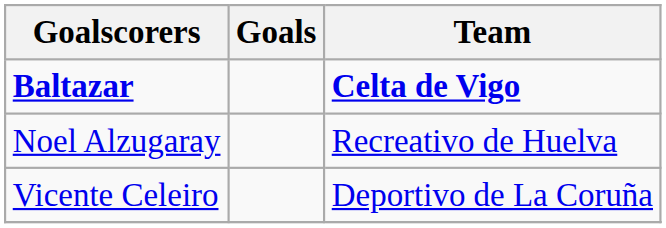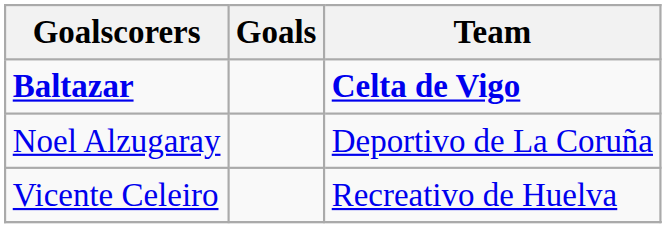(475, 140) Recreativo de Huelva -> (492, 140) Deportivo de La Coruña
(492, 195) Deportivo de La Coruña -> (475, 195) Recreativo de Huelva
